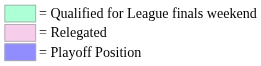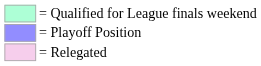rows swapped: (90, 52) <-> (73, 32)
